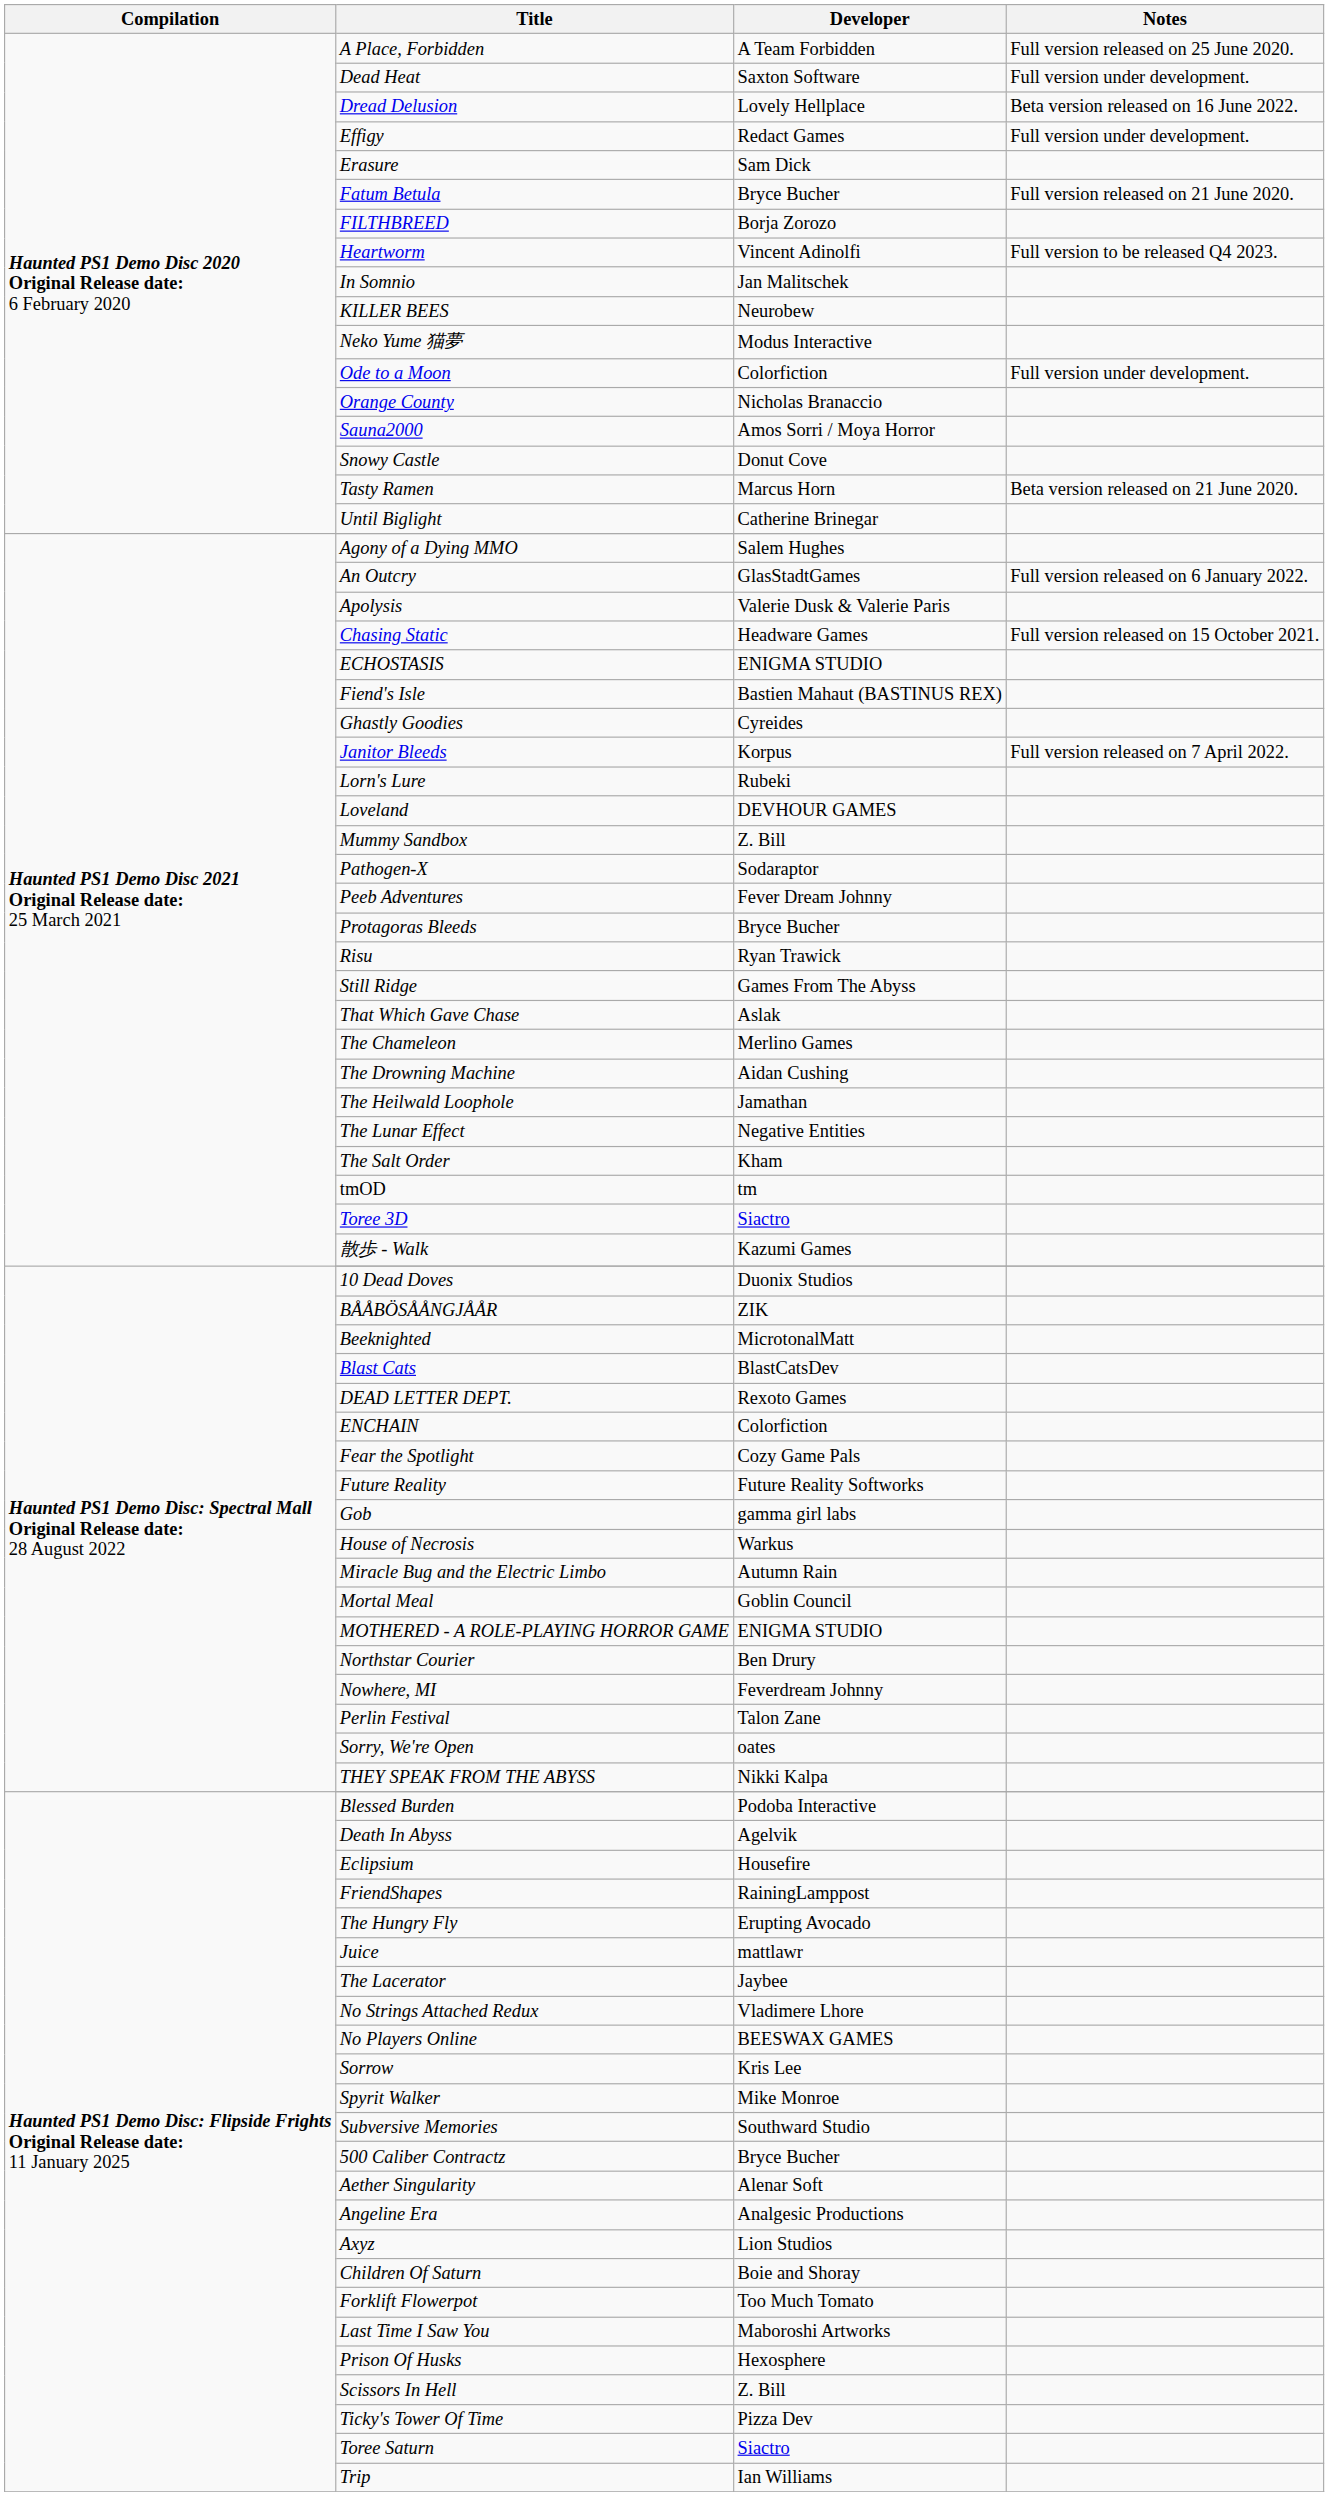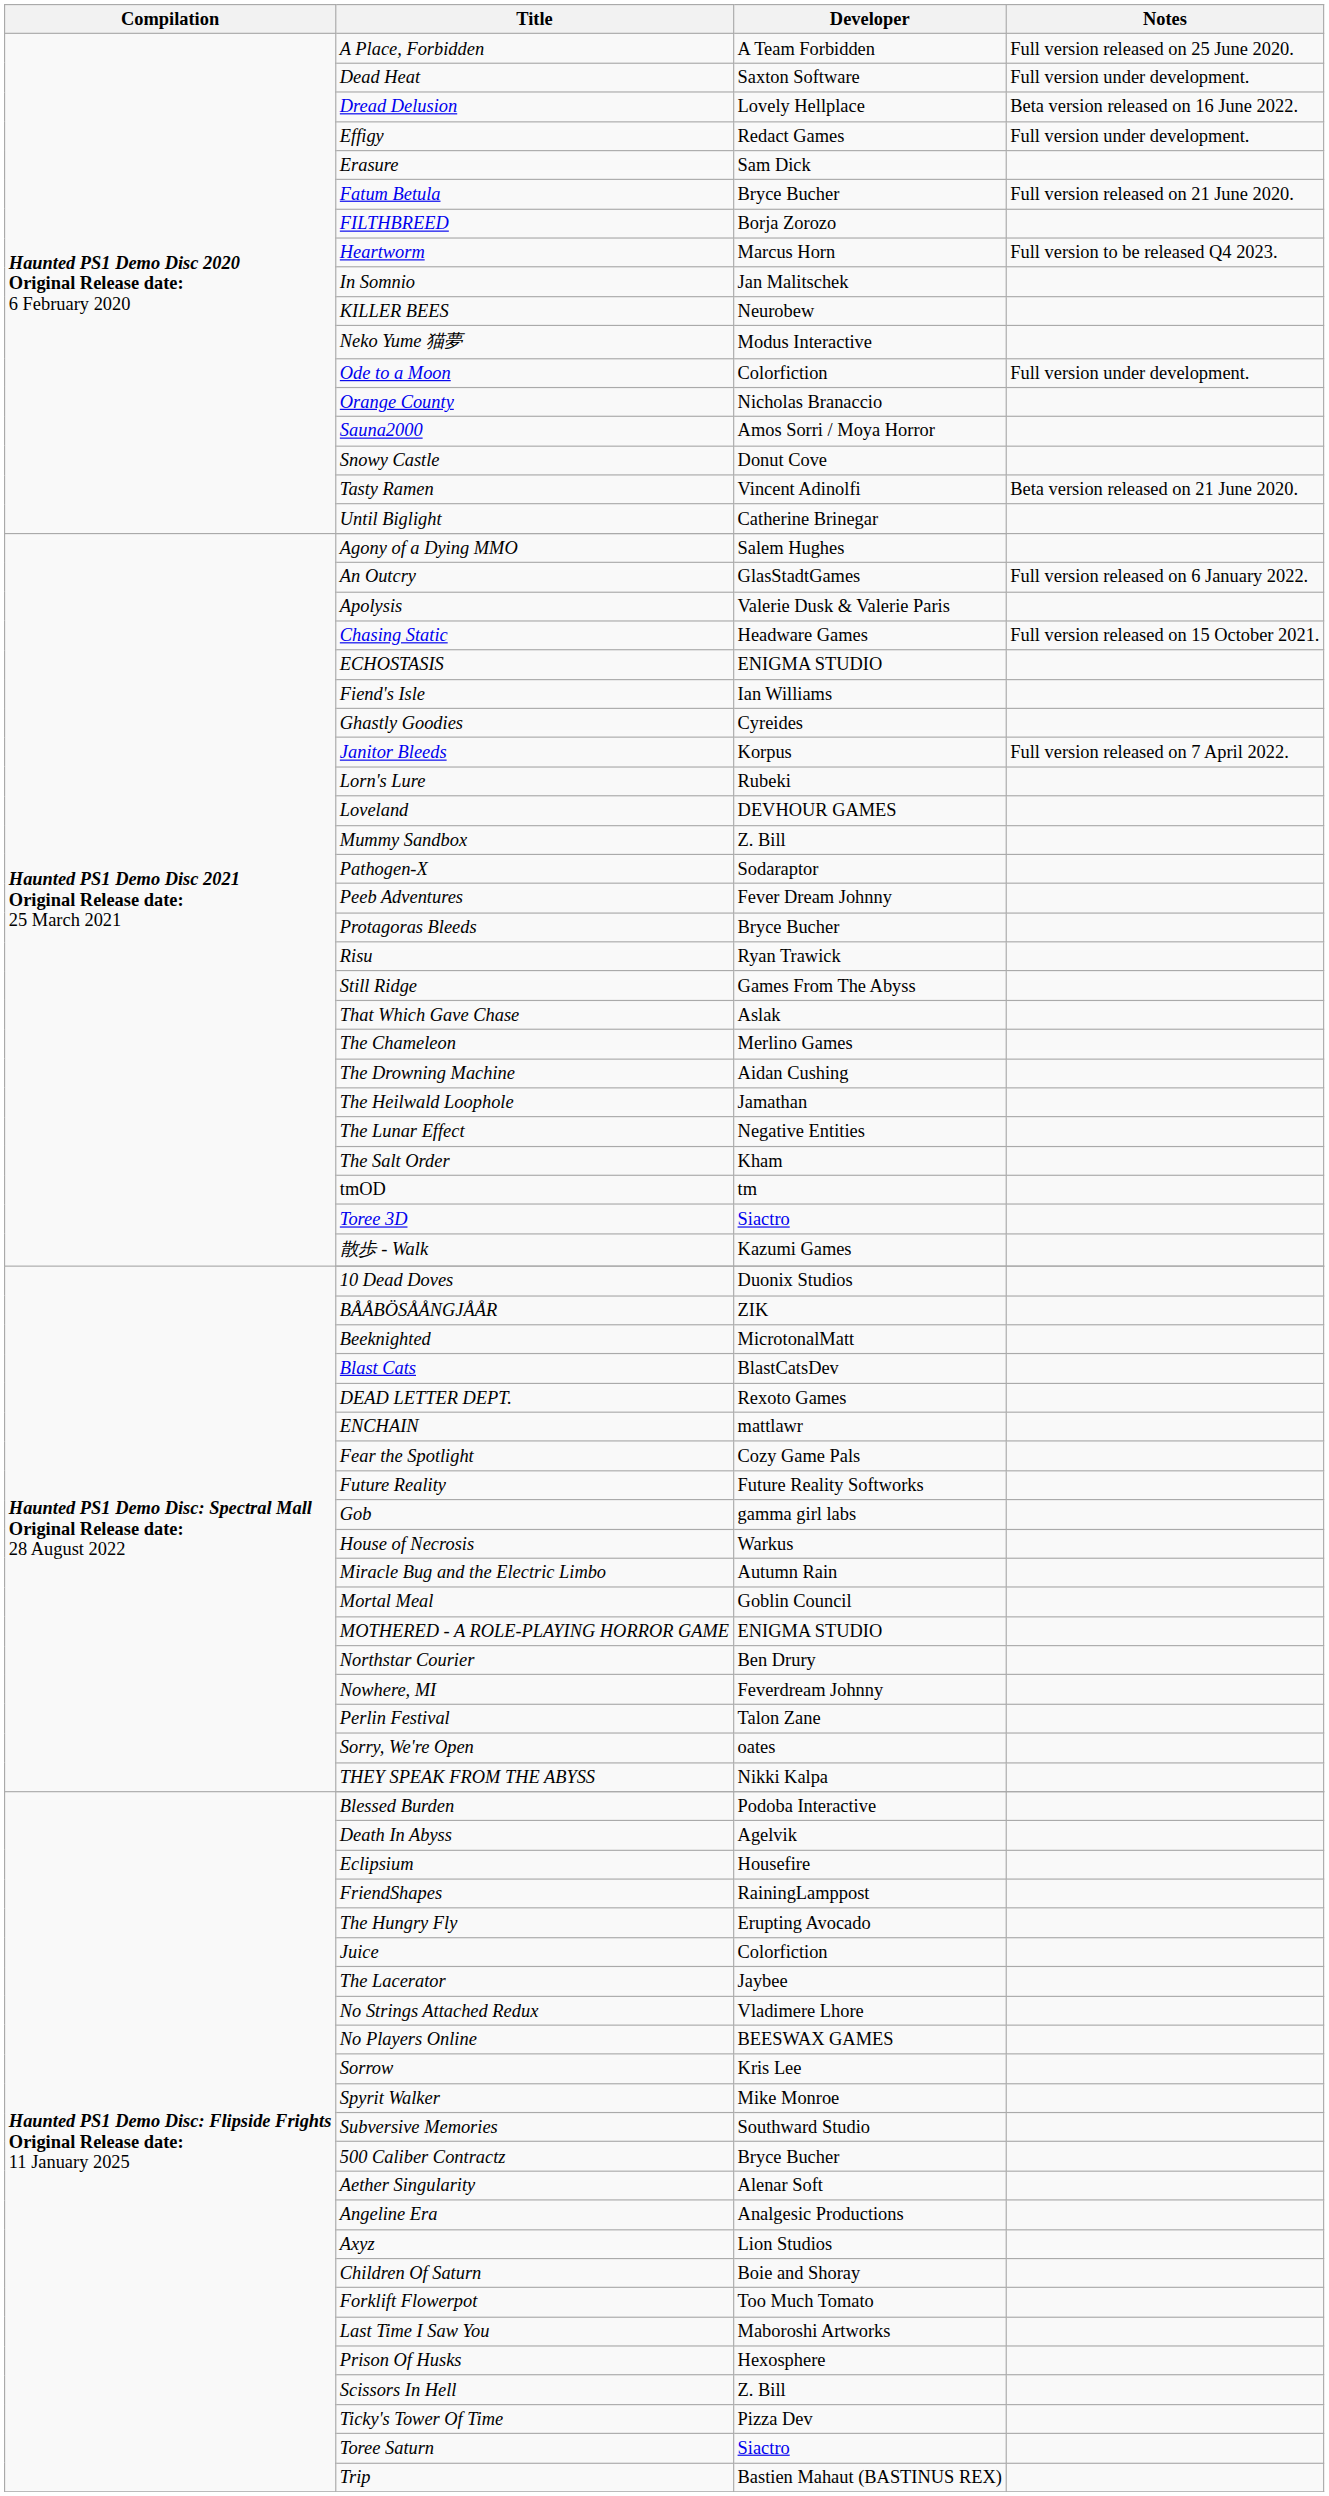(799, 252) Vincent Adinolfi -> (786, 252) Marcus Horn
(786, 489) Marcus Horn -> (799, 489) Vincent Adinolfi
(870, 693) Bastien Mahaut (BASTINUS REX) -> (785, 693) Ian Williams
(783, 1426) Colorfiction -> (770, 1426) mattlawr
(770, 1951) mattlawr -> (783, 1951) Colorfiction
(785, 2477) Ian Williams -> (870, 2477) Bastien Mahaut (BASTINUS REX)
